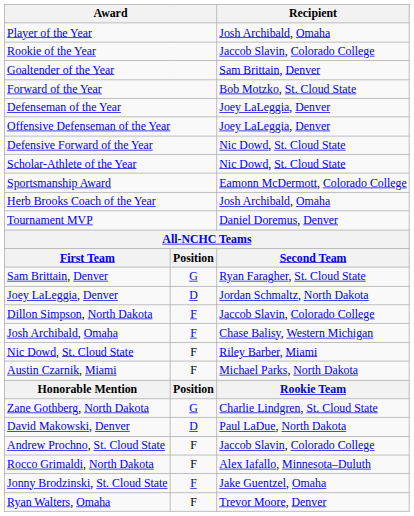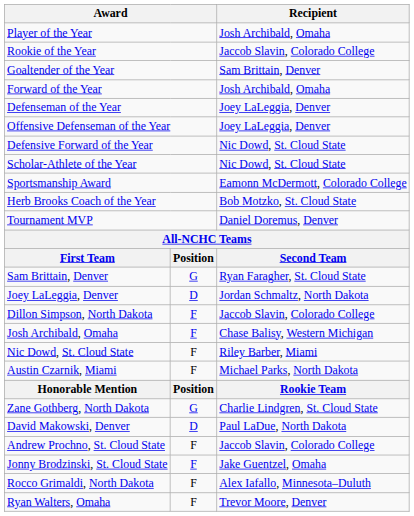(288, 88) Bob Motzko, St. Cloud State -> (275, 88) Josh Archibald, Omaha
(275, 201) Josh Archibald, Omaha -> (288, 201) Bob Motzko, St. Cloud State
rows swapped: (87, 483) <-> (80, 464)
